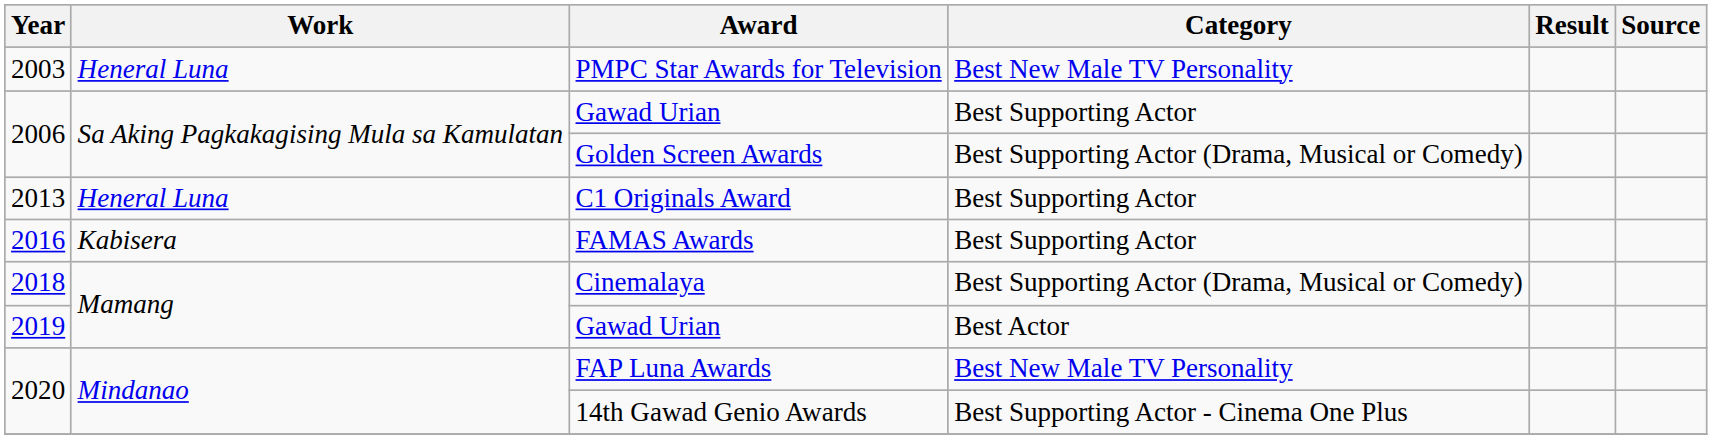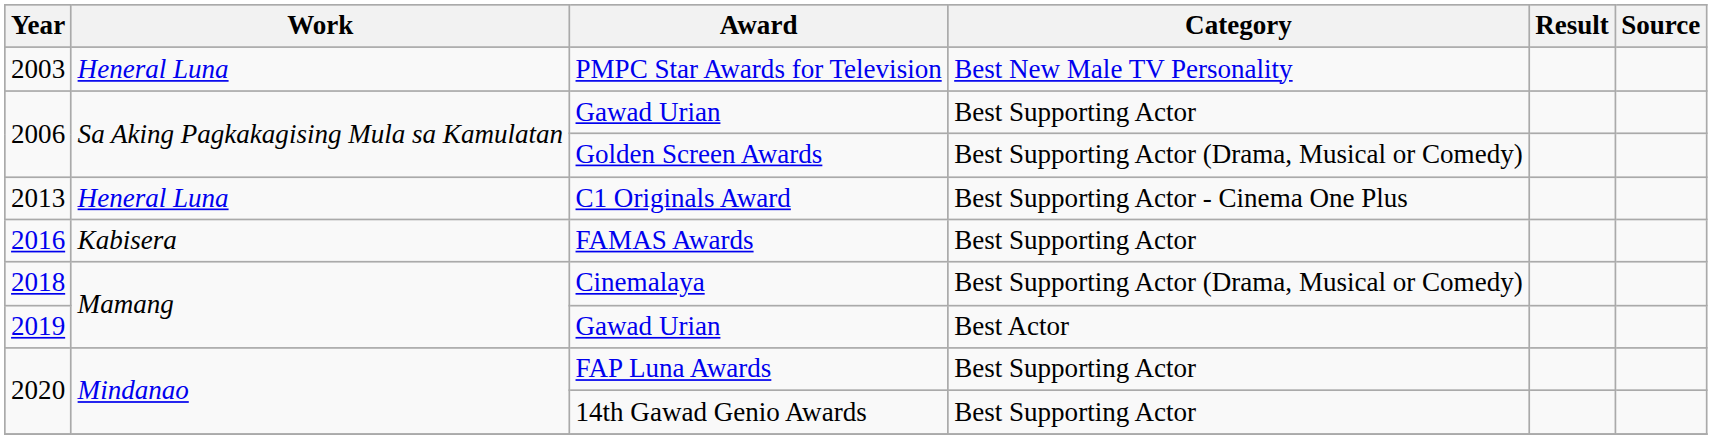(1075, 197) Best Supporting Actor -> (1181, 197) Best Supporting Actor - Cinema One Plus
(1123, 369) Best New Male TV Personality -> (1075, 369) Best Supporting Actor
(1181, 411) Best Supporting Actor - Cinema One Plus -> (1075, 411) Best Supporting Actor
